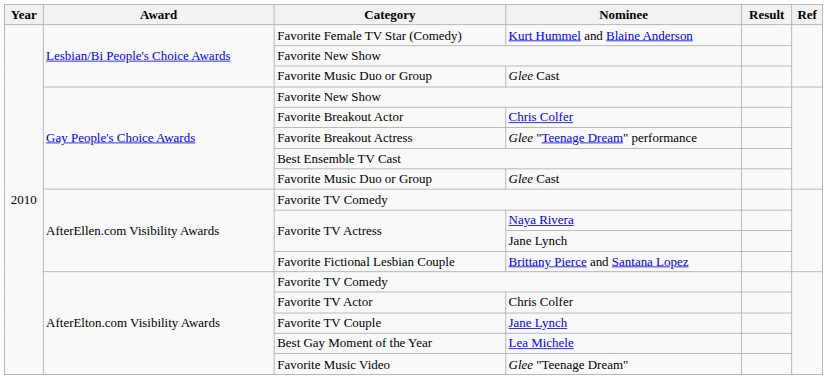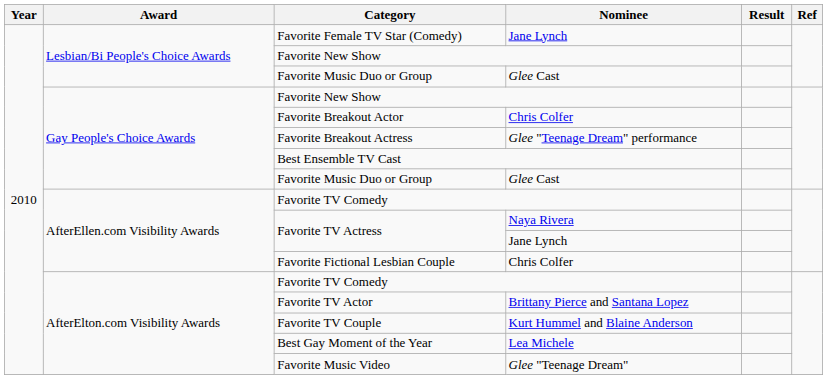(601, 35) Kurt Hummel and Blaine Anderson -> (538, 35) Jane Lynch
(599, 261) Brittany Pierce and Santana Lopez -> (541, 261) Chris Colfer
(541, 302) Chris Colfer -> (599, 302) Brittany Pierce and Santana Lopez
(538, 323) Jane Lynch -> (601, 323) Kurt Hummel and Blaine Anderson
